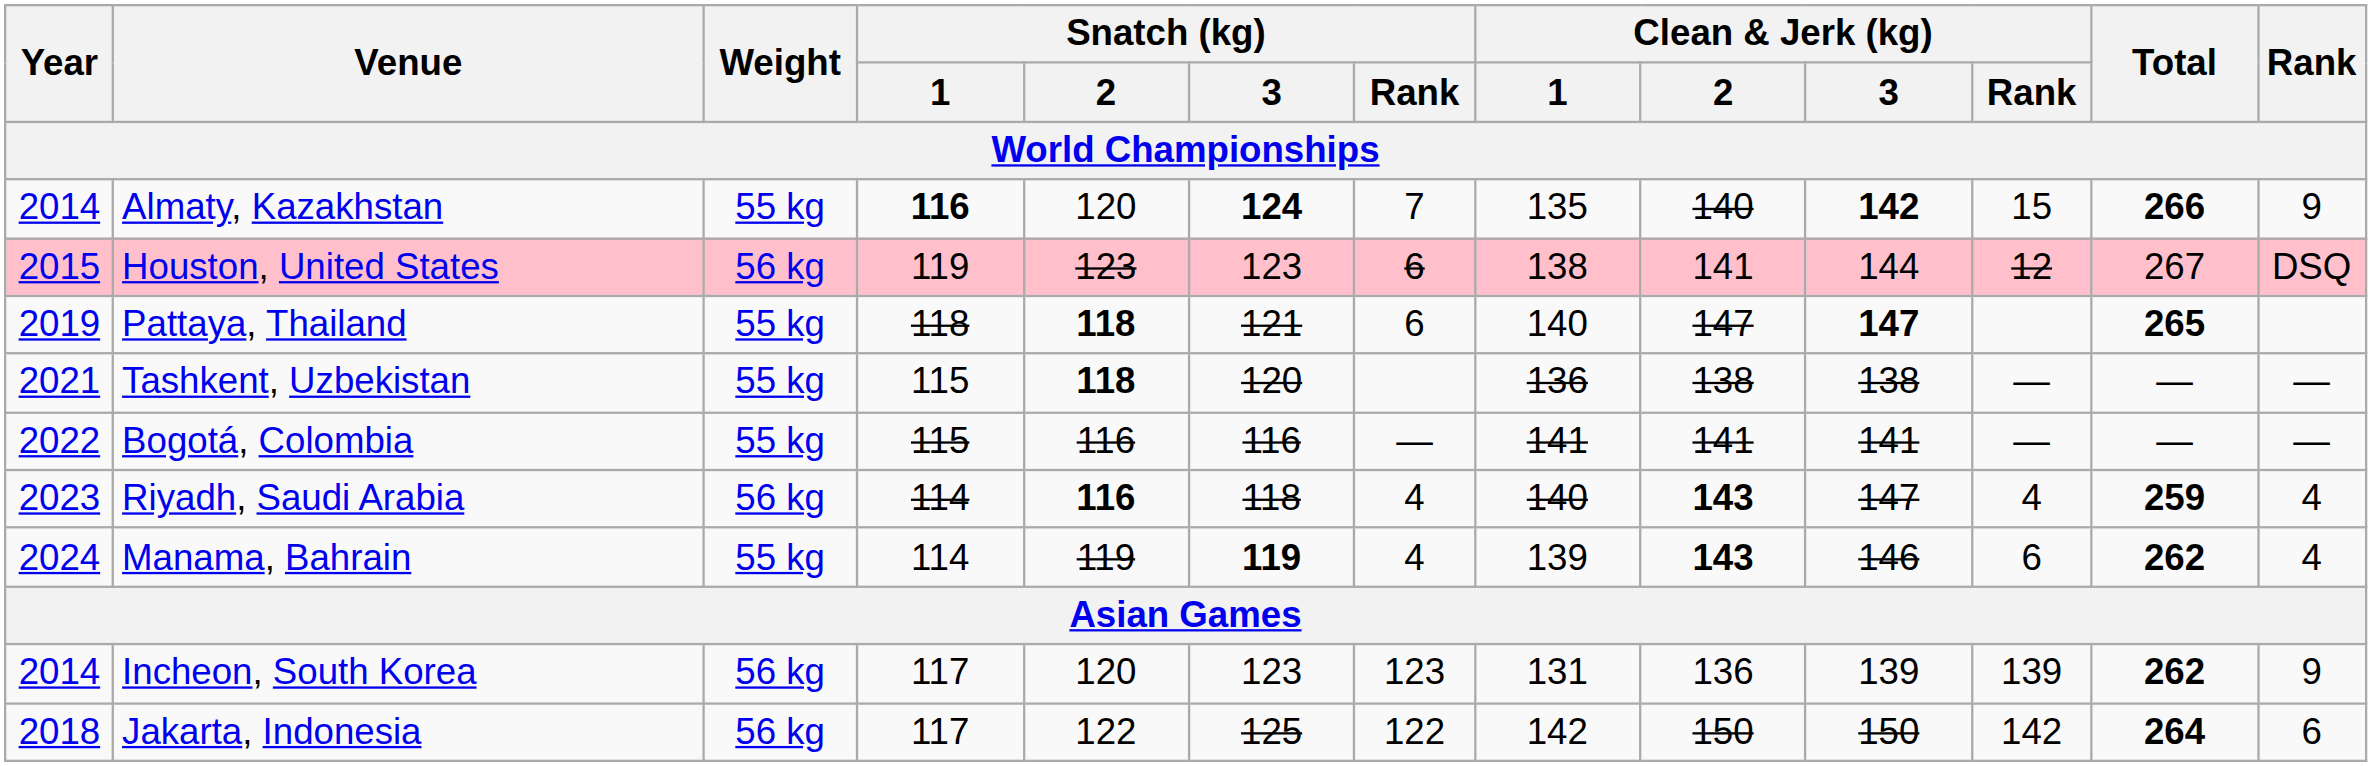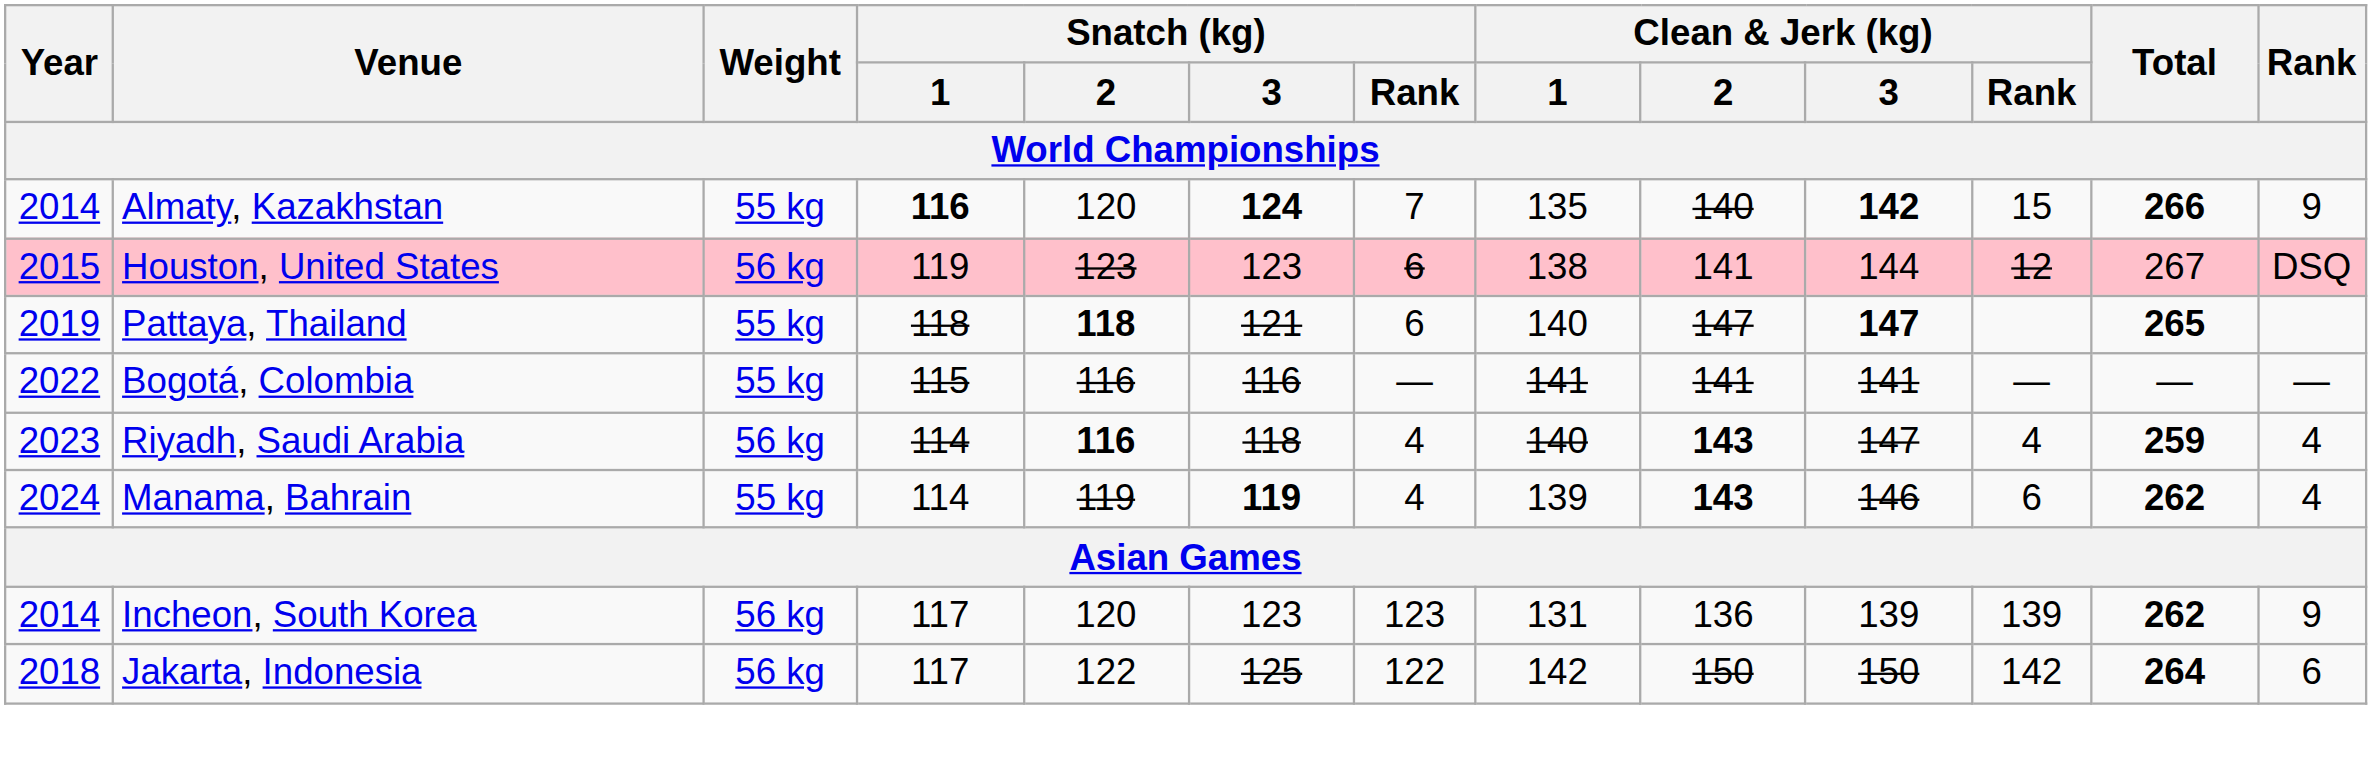- row: (296, 382)
